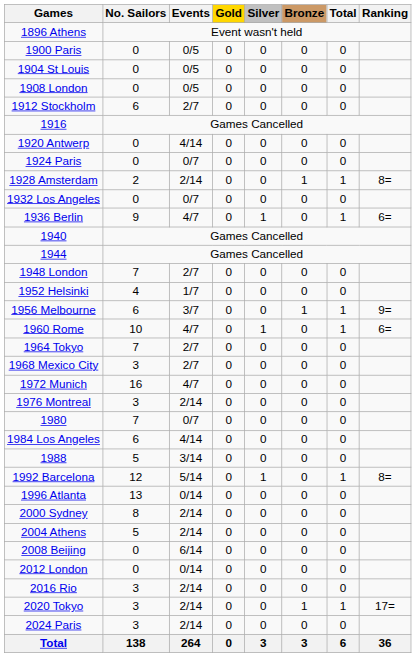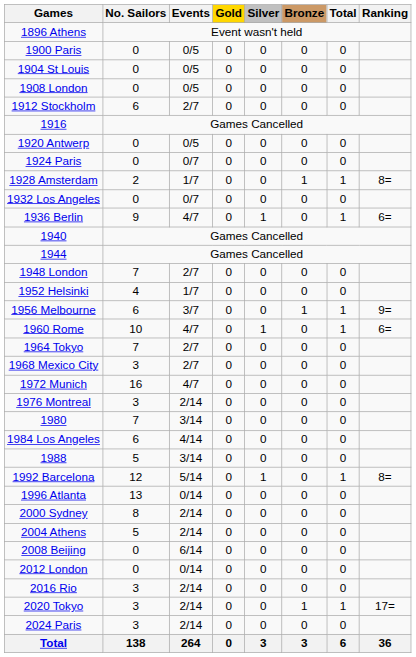(191, 143) 4/14 -> (191, 143) 0/5
(191, 180) 2/14 -> (191, 180) 1/7
(191, 421) 0/7 -> (191, 421) 3/14
